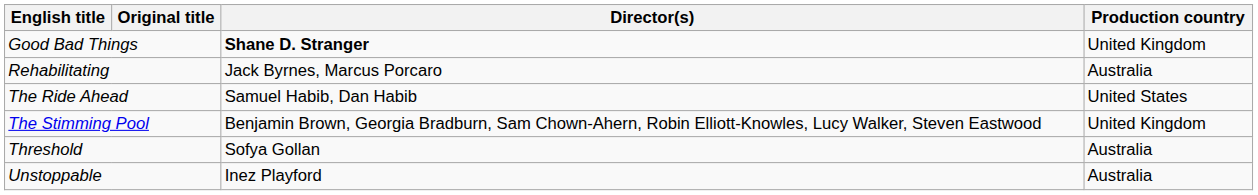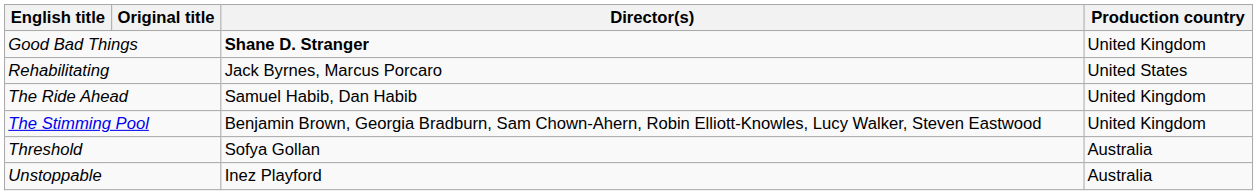(1120, 70) Australia -> (1137, 70) United States
(1137, 96) United States -> (1147, 96) United Kingdom
